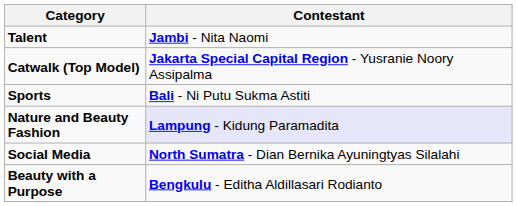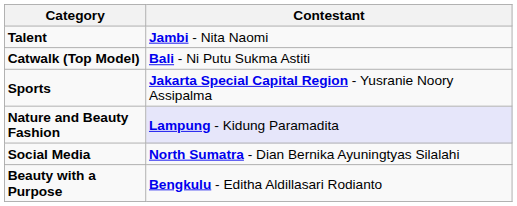(301, 66) Jakarta Special Capital Region - Yusranie Noory Assipalma -> (230, 59) Bali - Ni Putu Sukma Astiti
(230, 96) Bali - Ni Putu Sukma Astiti -> (301, 88) Jakarta Special Capital Region - Yusranie Noory Assipalma
